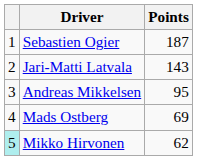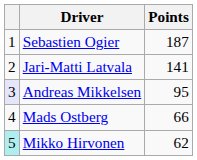(177, 67) 143 -> (177, 67) 141
(12, 92) no background -> (12, 92) lavender background
(181, 117) 69 -> (181, 117) 66
